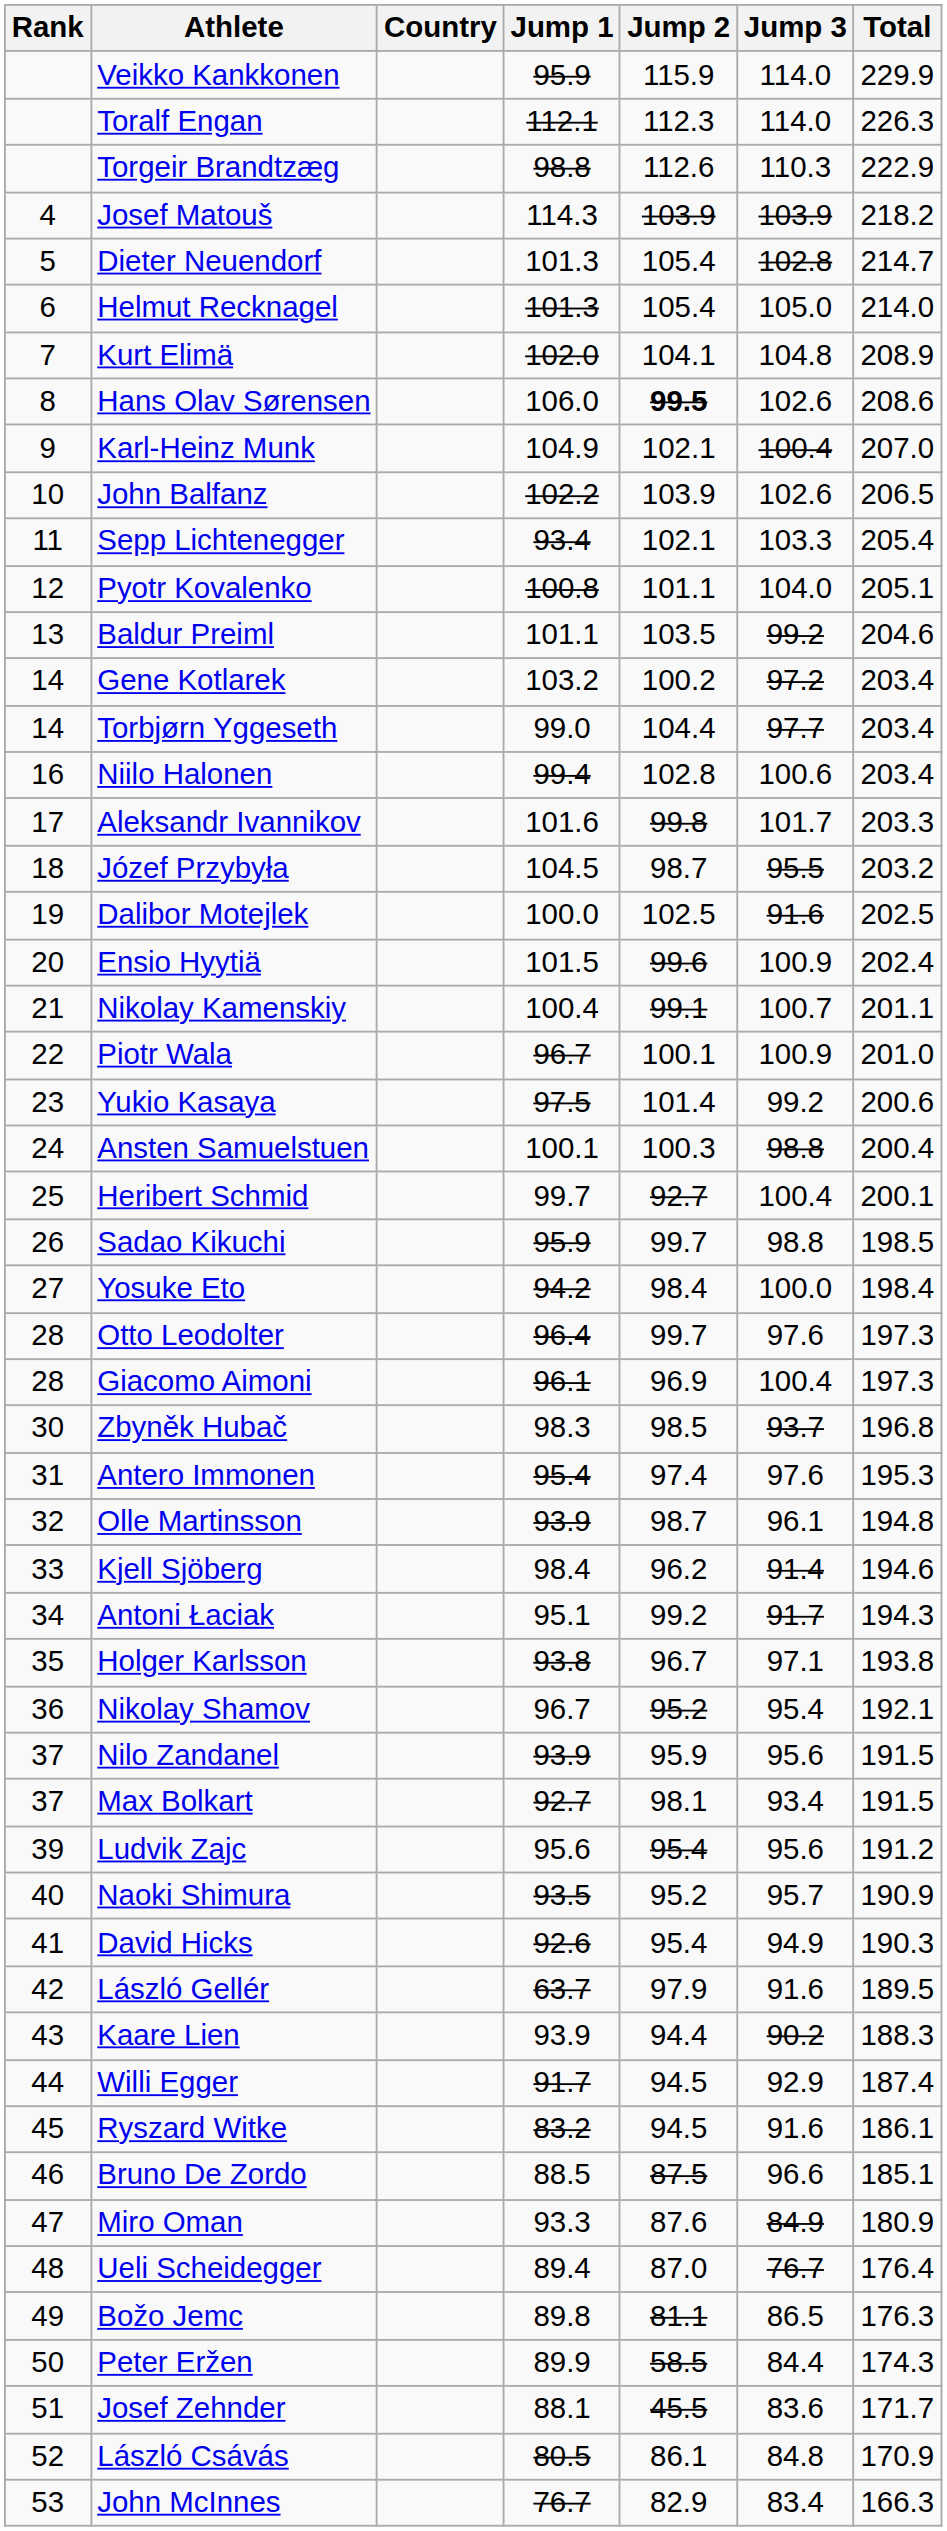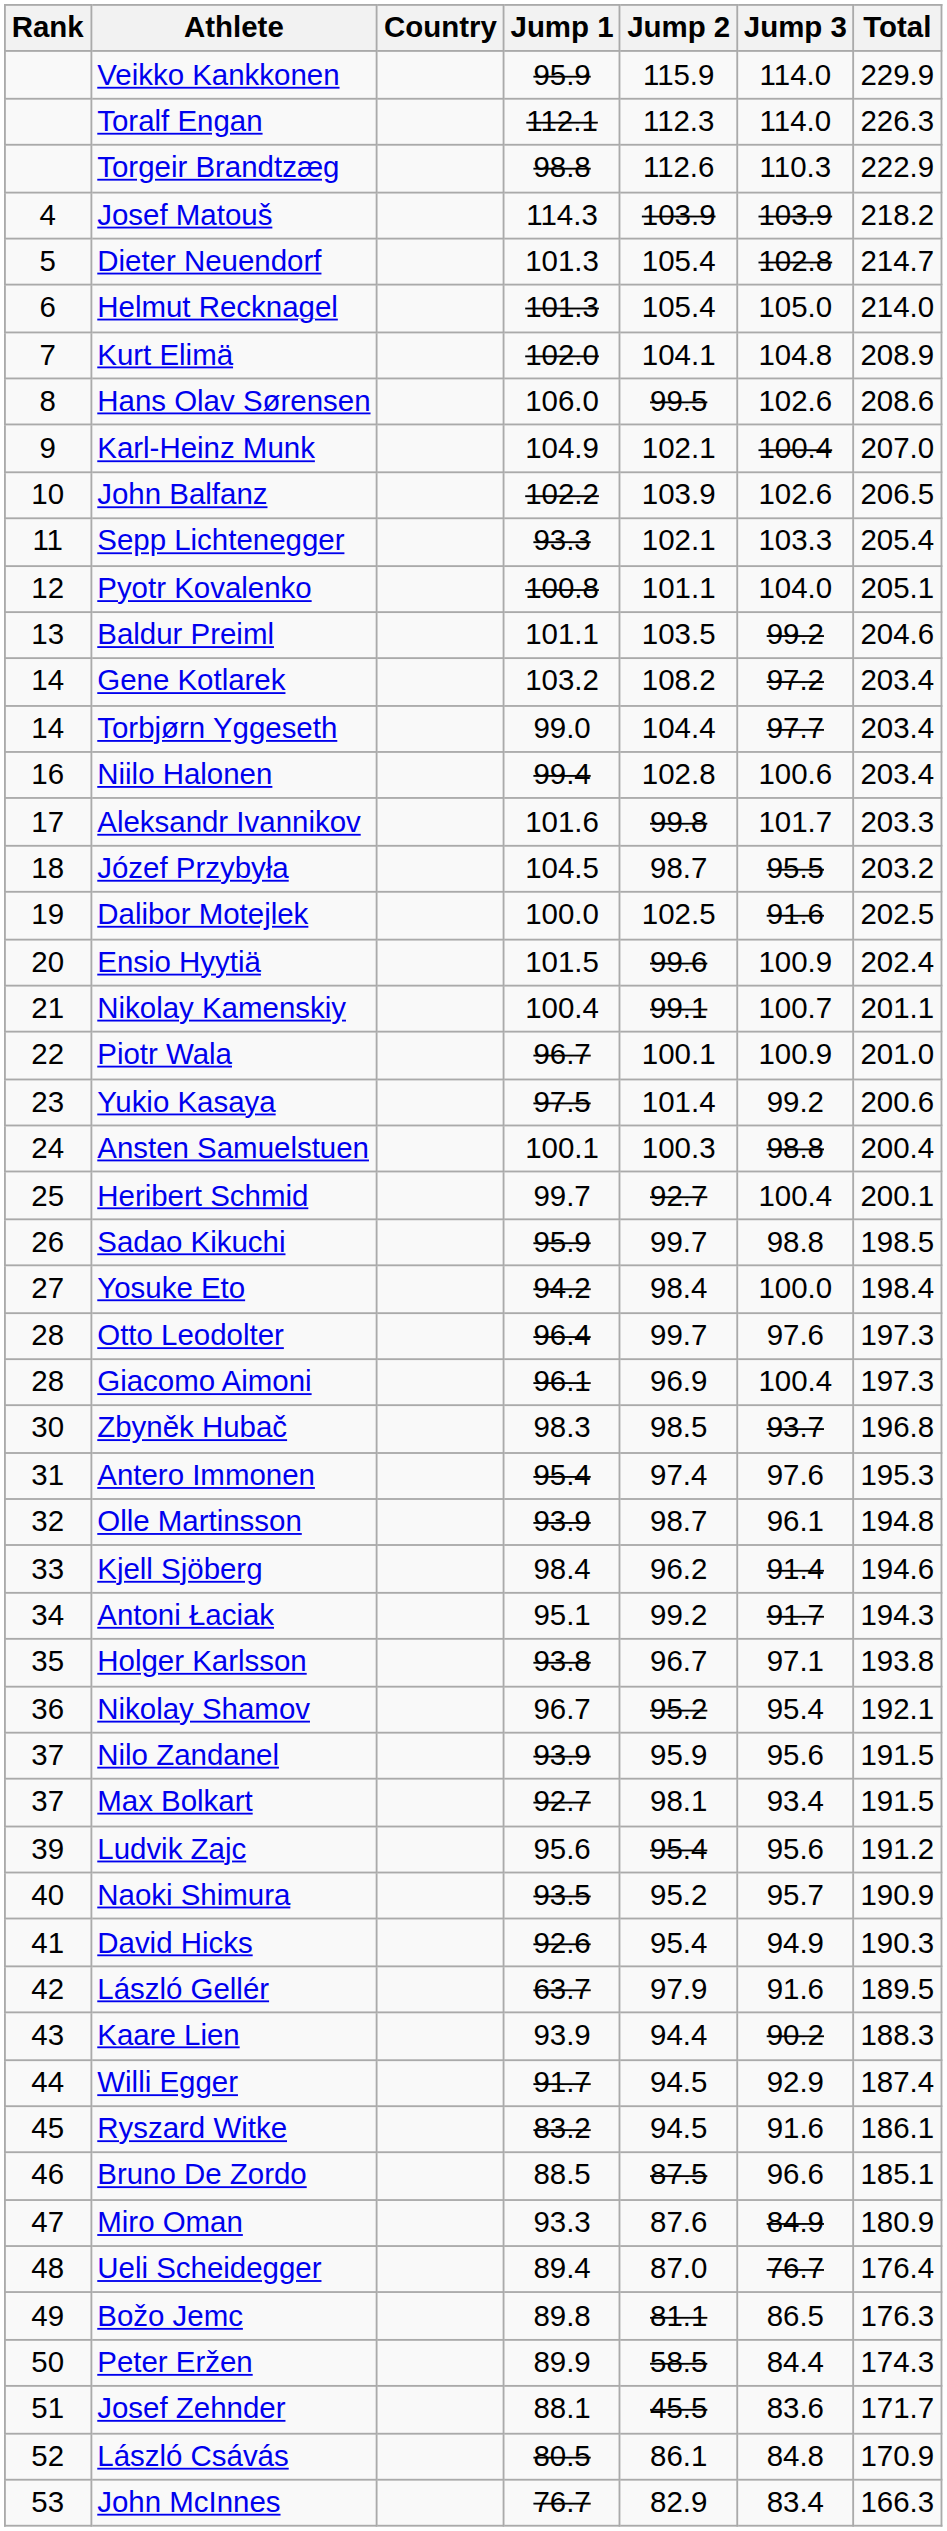(679, 401) bold -> (679, 401) normal
(562, 541) 93.4 -> (562, 541) 93.3
(679, 681) 100.2 -> (679, 681) 108.2
